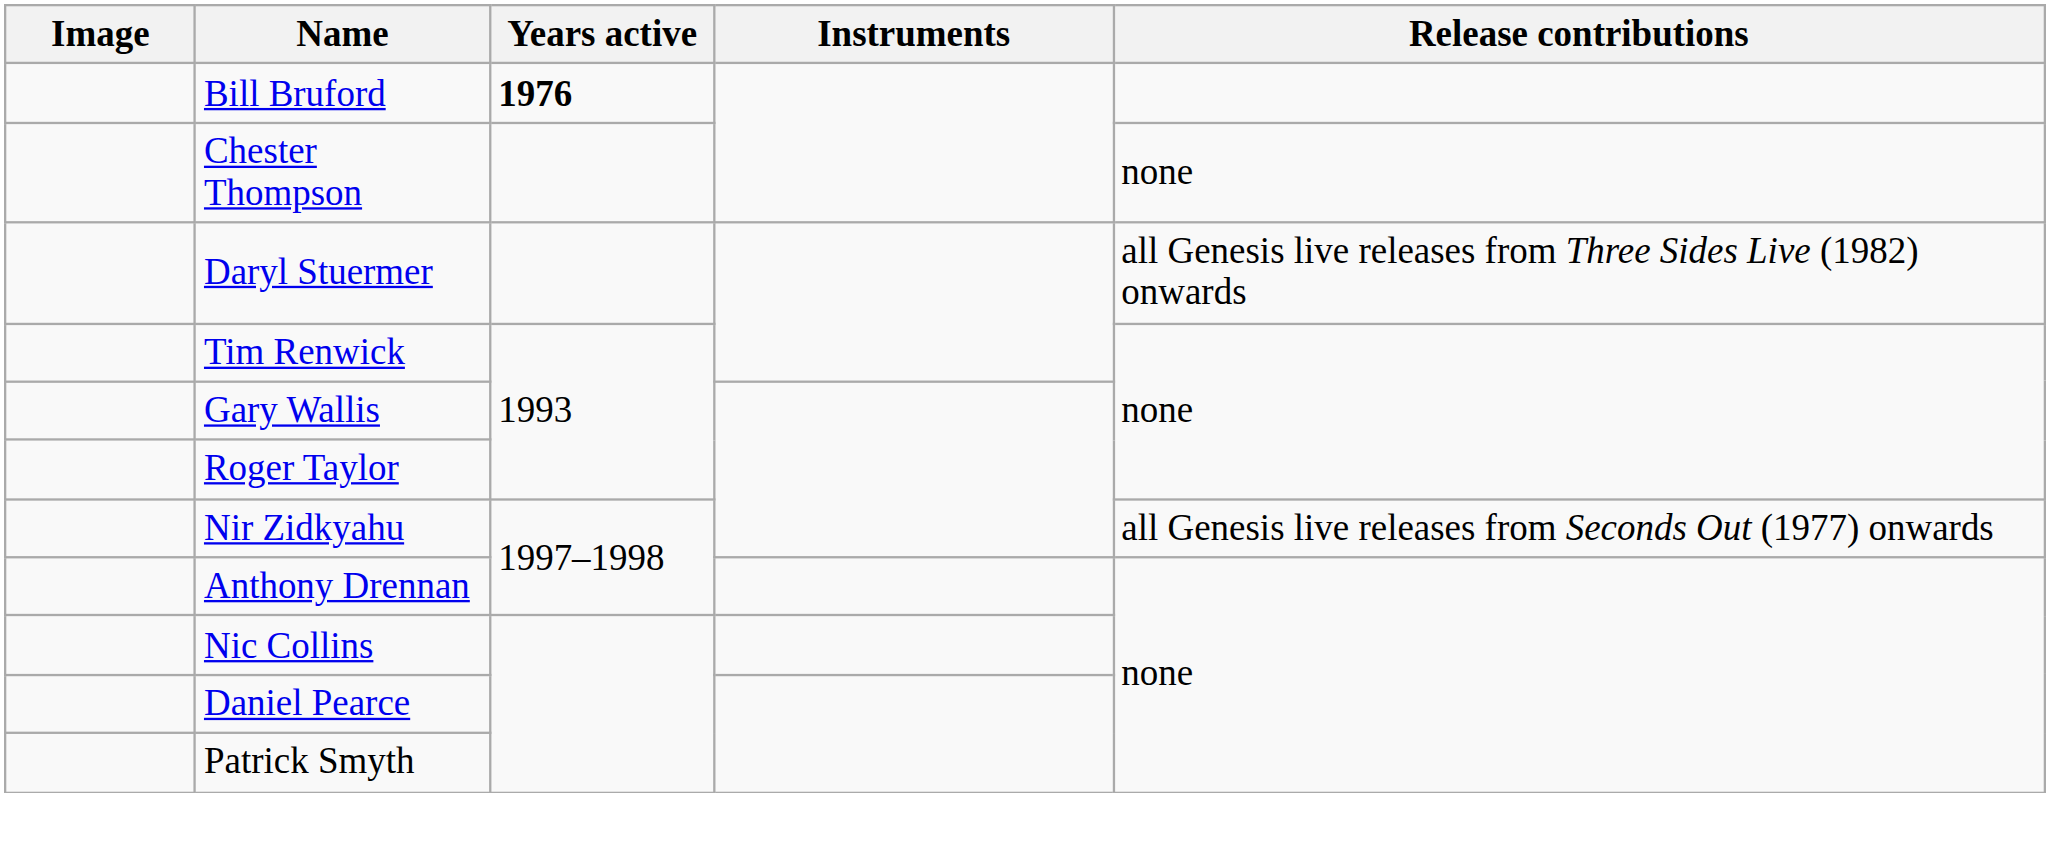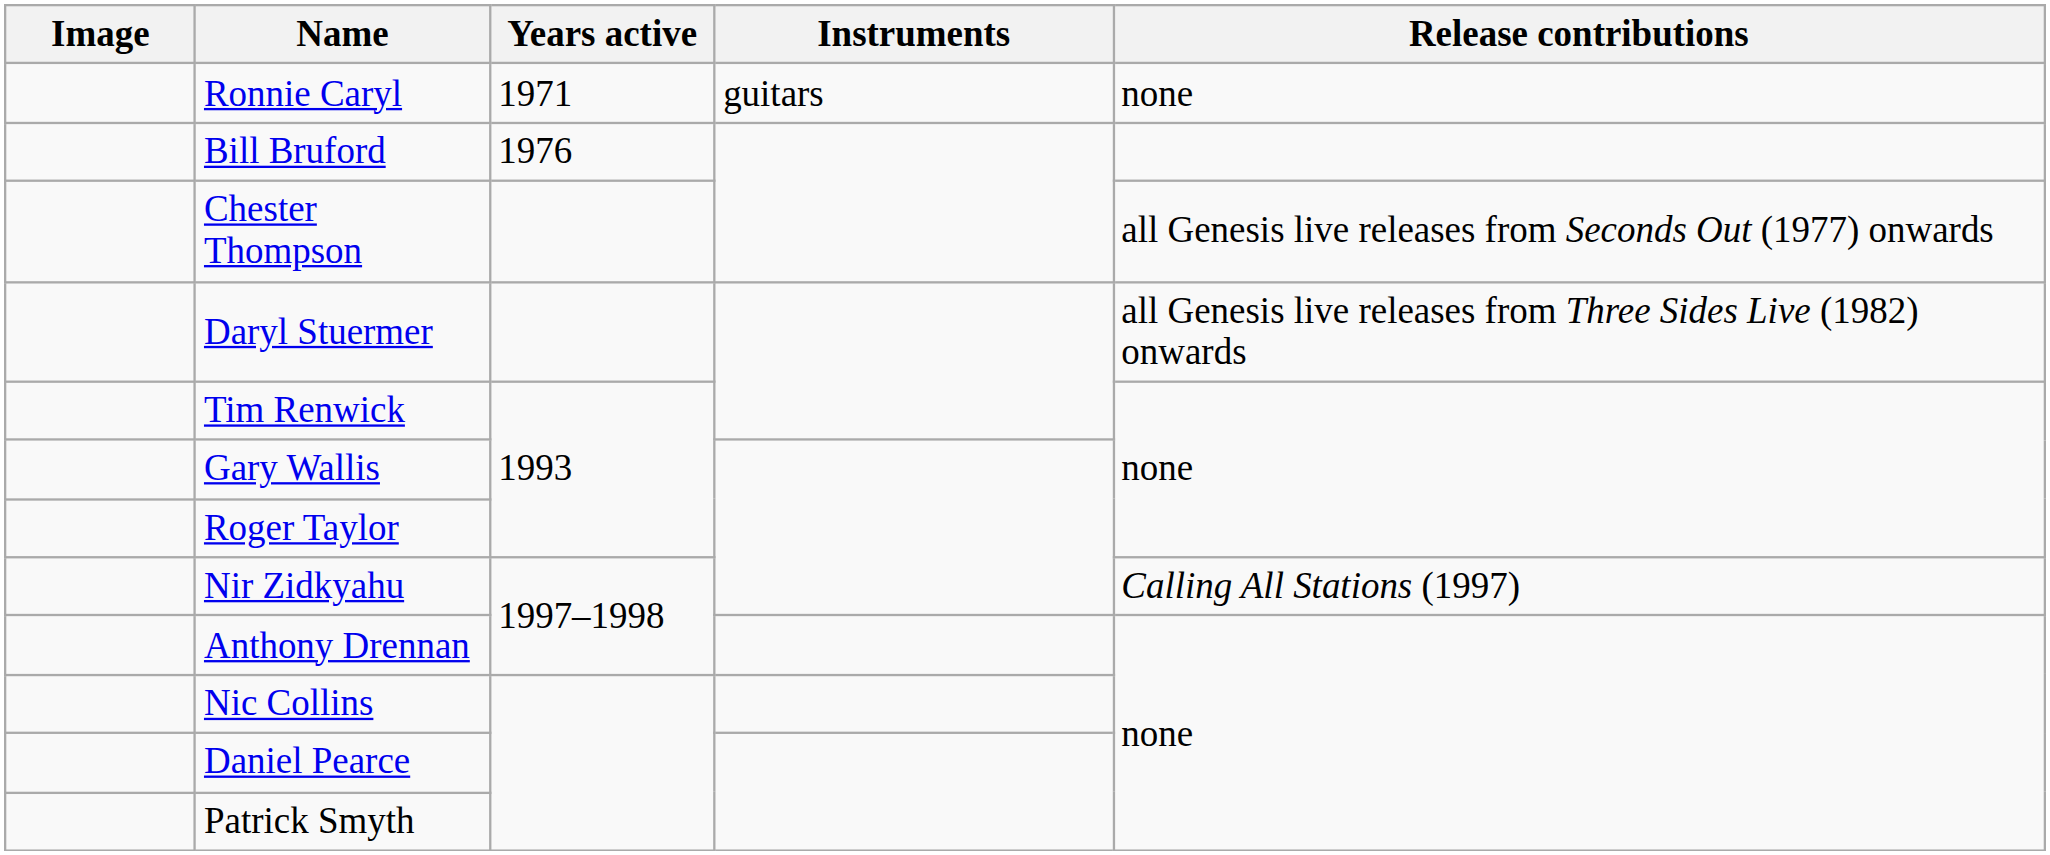+ row: (303, 92)
(535, 92) bold -> (535, 151) normal
(1157, 171) none -> (1558, 230) all Genesis live releases from Seconds Out (1977) onwards
(1558, 527) all Genesis live releases from Seconds Out (1977) onwards -> (1321, 585) Calling All Stations (1997)
